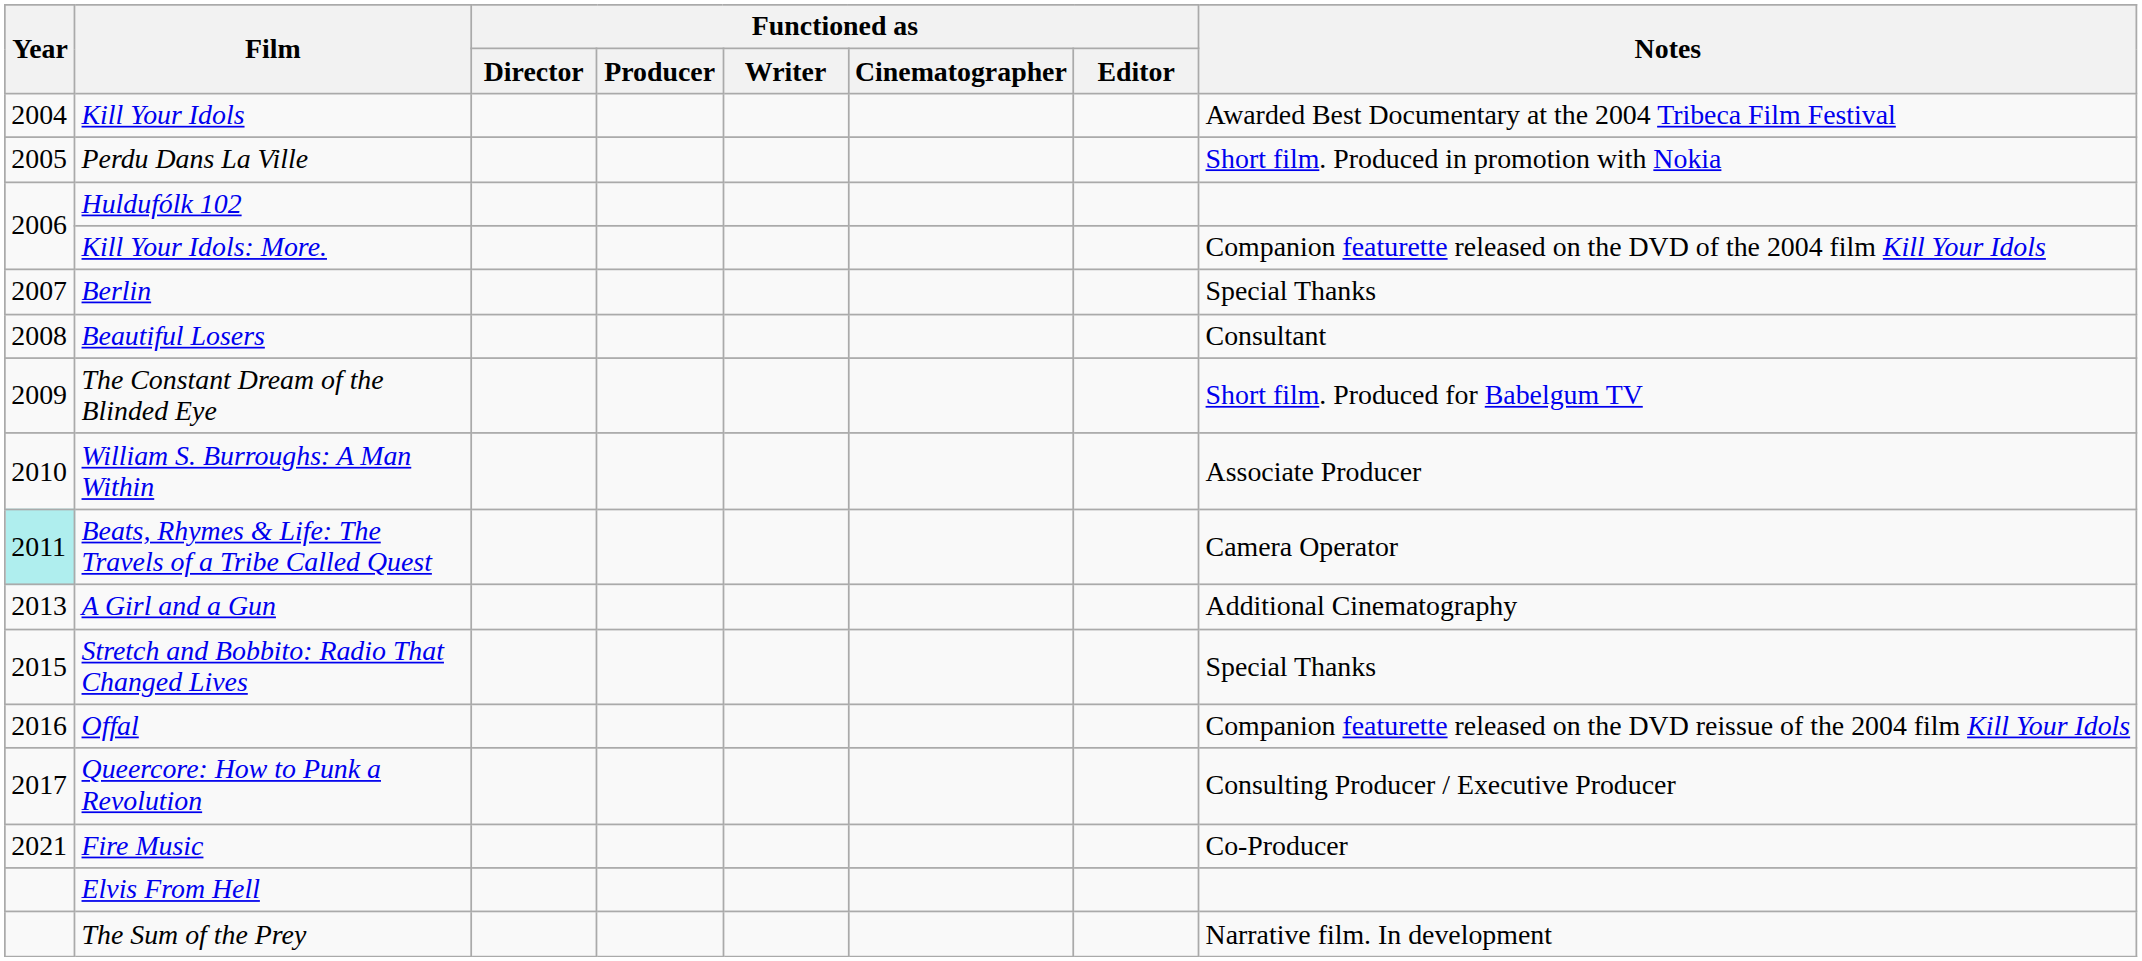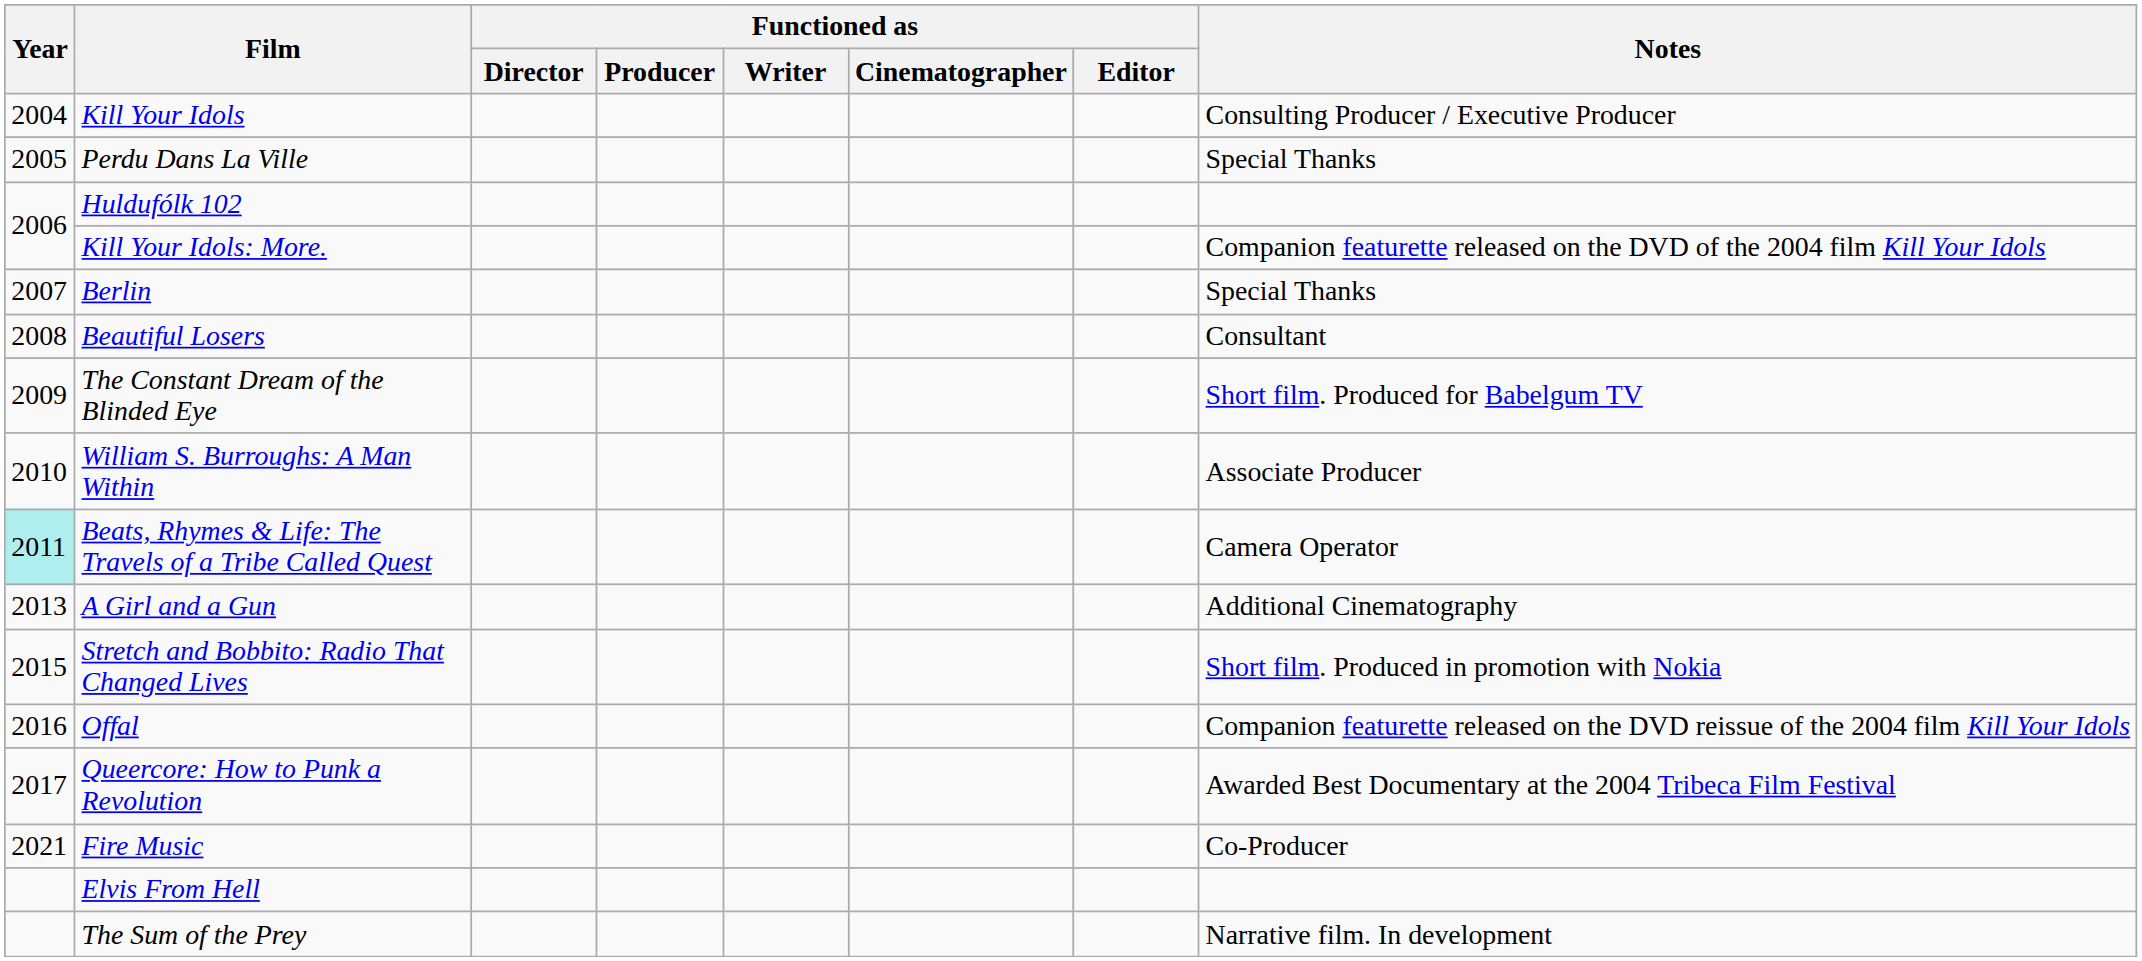(1551, 114) Awarded Best Documentary at the 2004 Tribeca Film Festival -> (1441, 114) Consulting Producer / Executive Producer
(1464, 159) Short film. Produced in promotion with Nokia -> (1291, 159) Special Thanks
(1291, 666) Special Thanks -> (1464, 666) Short film. Produced in promotion with Nokia
(1441, 785) Consulting Producer / Executive Producer -> (1551, 785) Awarded Best Documentary at the 2004 Tribeca Film Festival
